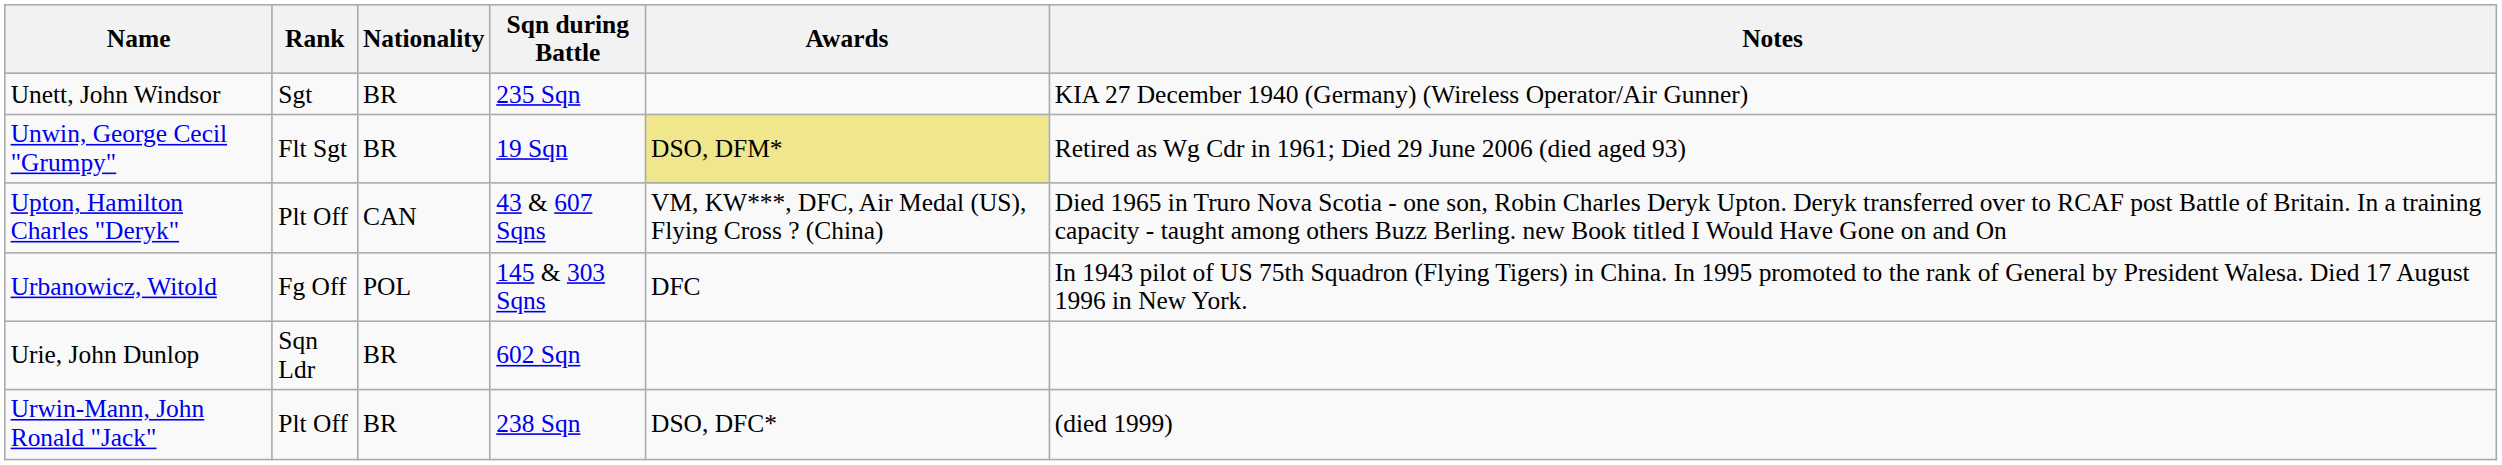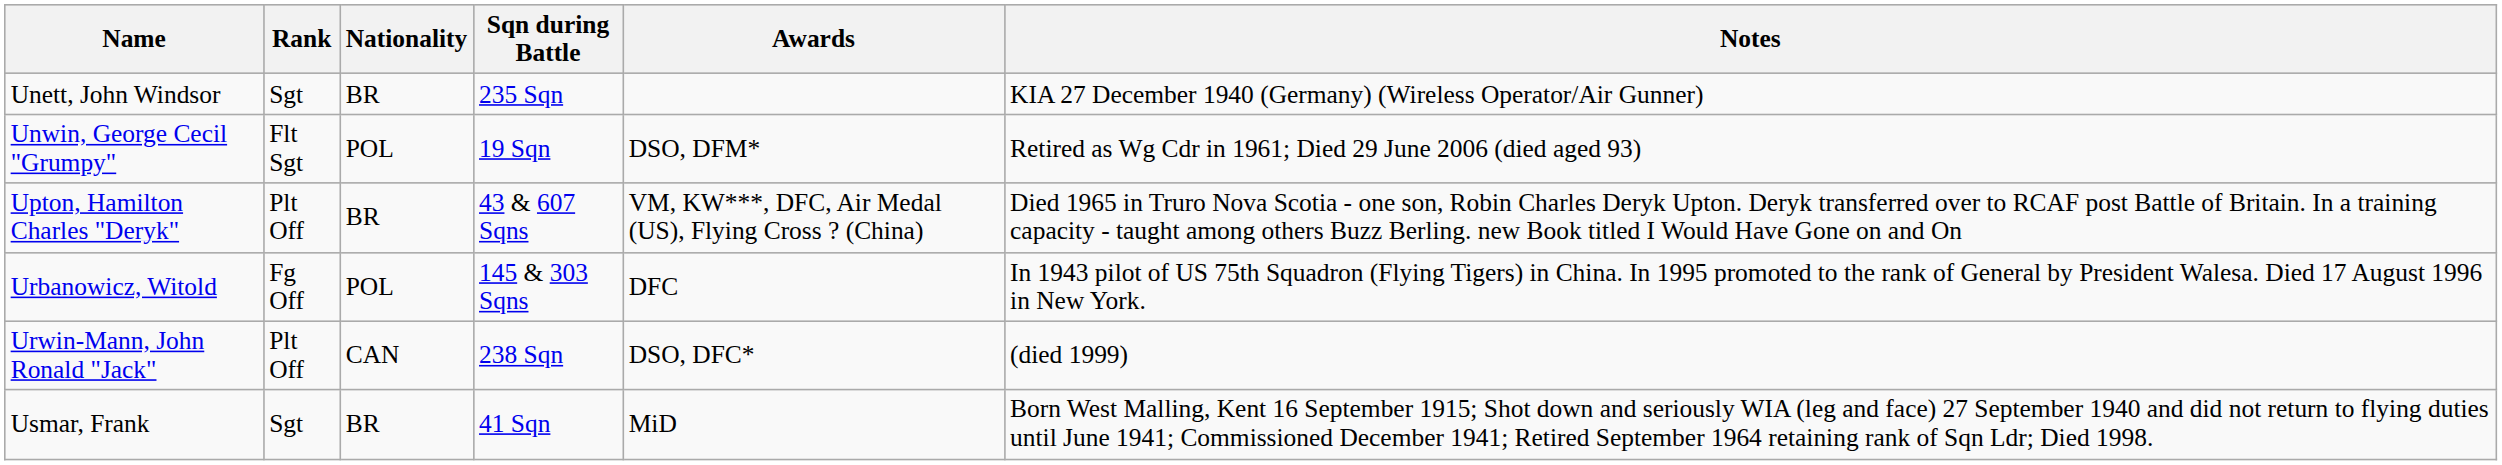(380, 148) BR -> (370, 148) POL
(717, 148) khaki background -> (694, 148) no background
(390, 217) CAN -> (363, 217) BR
- row: (105, 355)
(380, 424) BR -> (373, 355) CAN
+ row: (80, 424)
